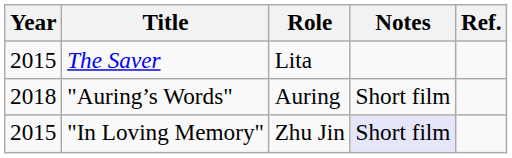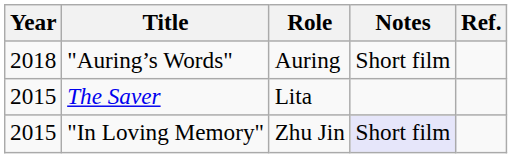rows swapped: (114, 59) <-> (150, 96)
